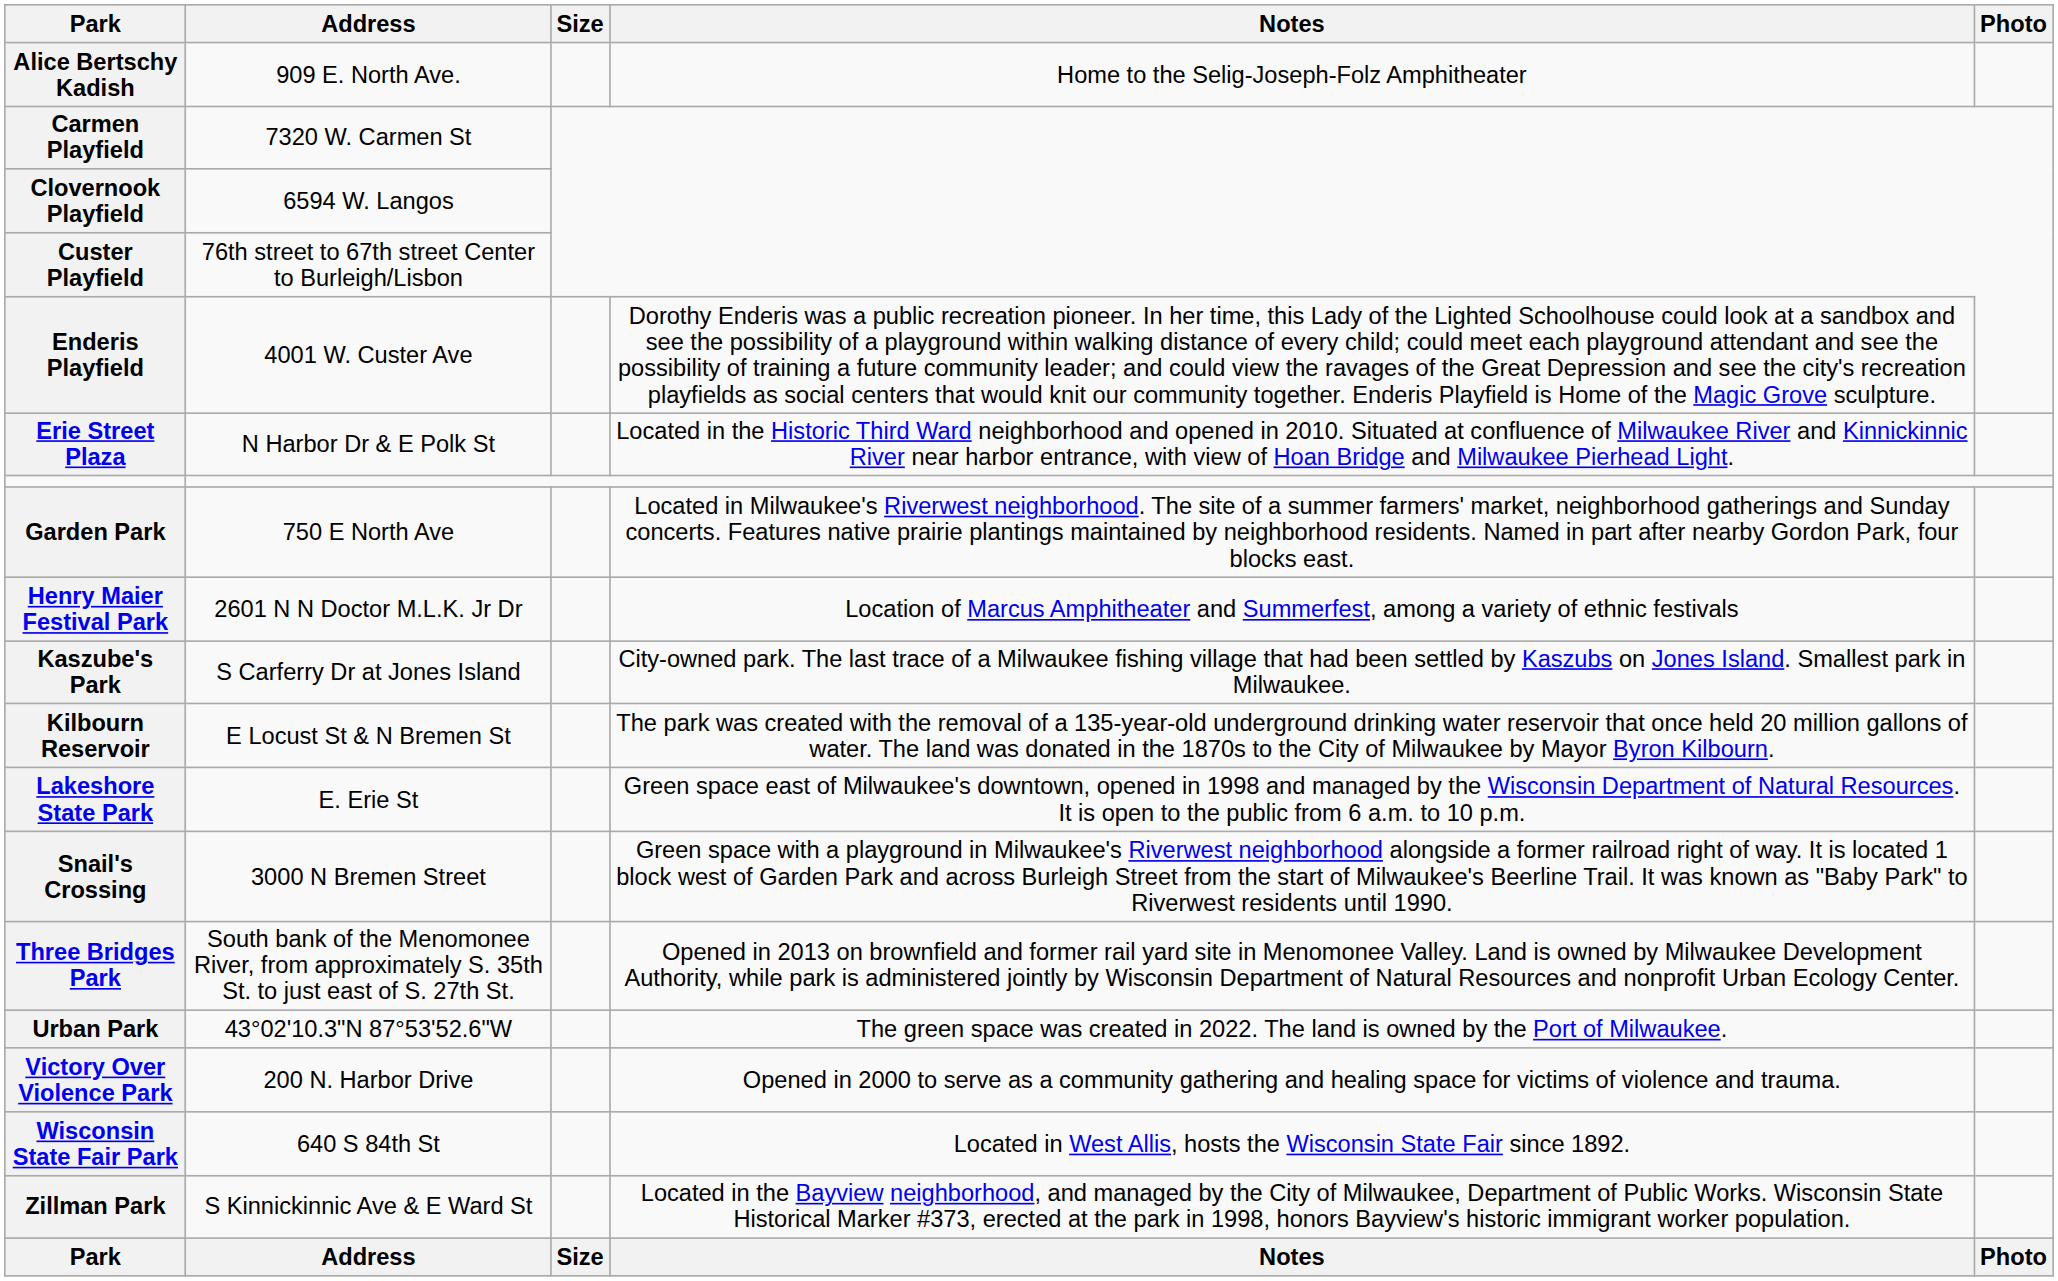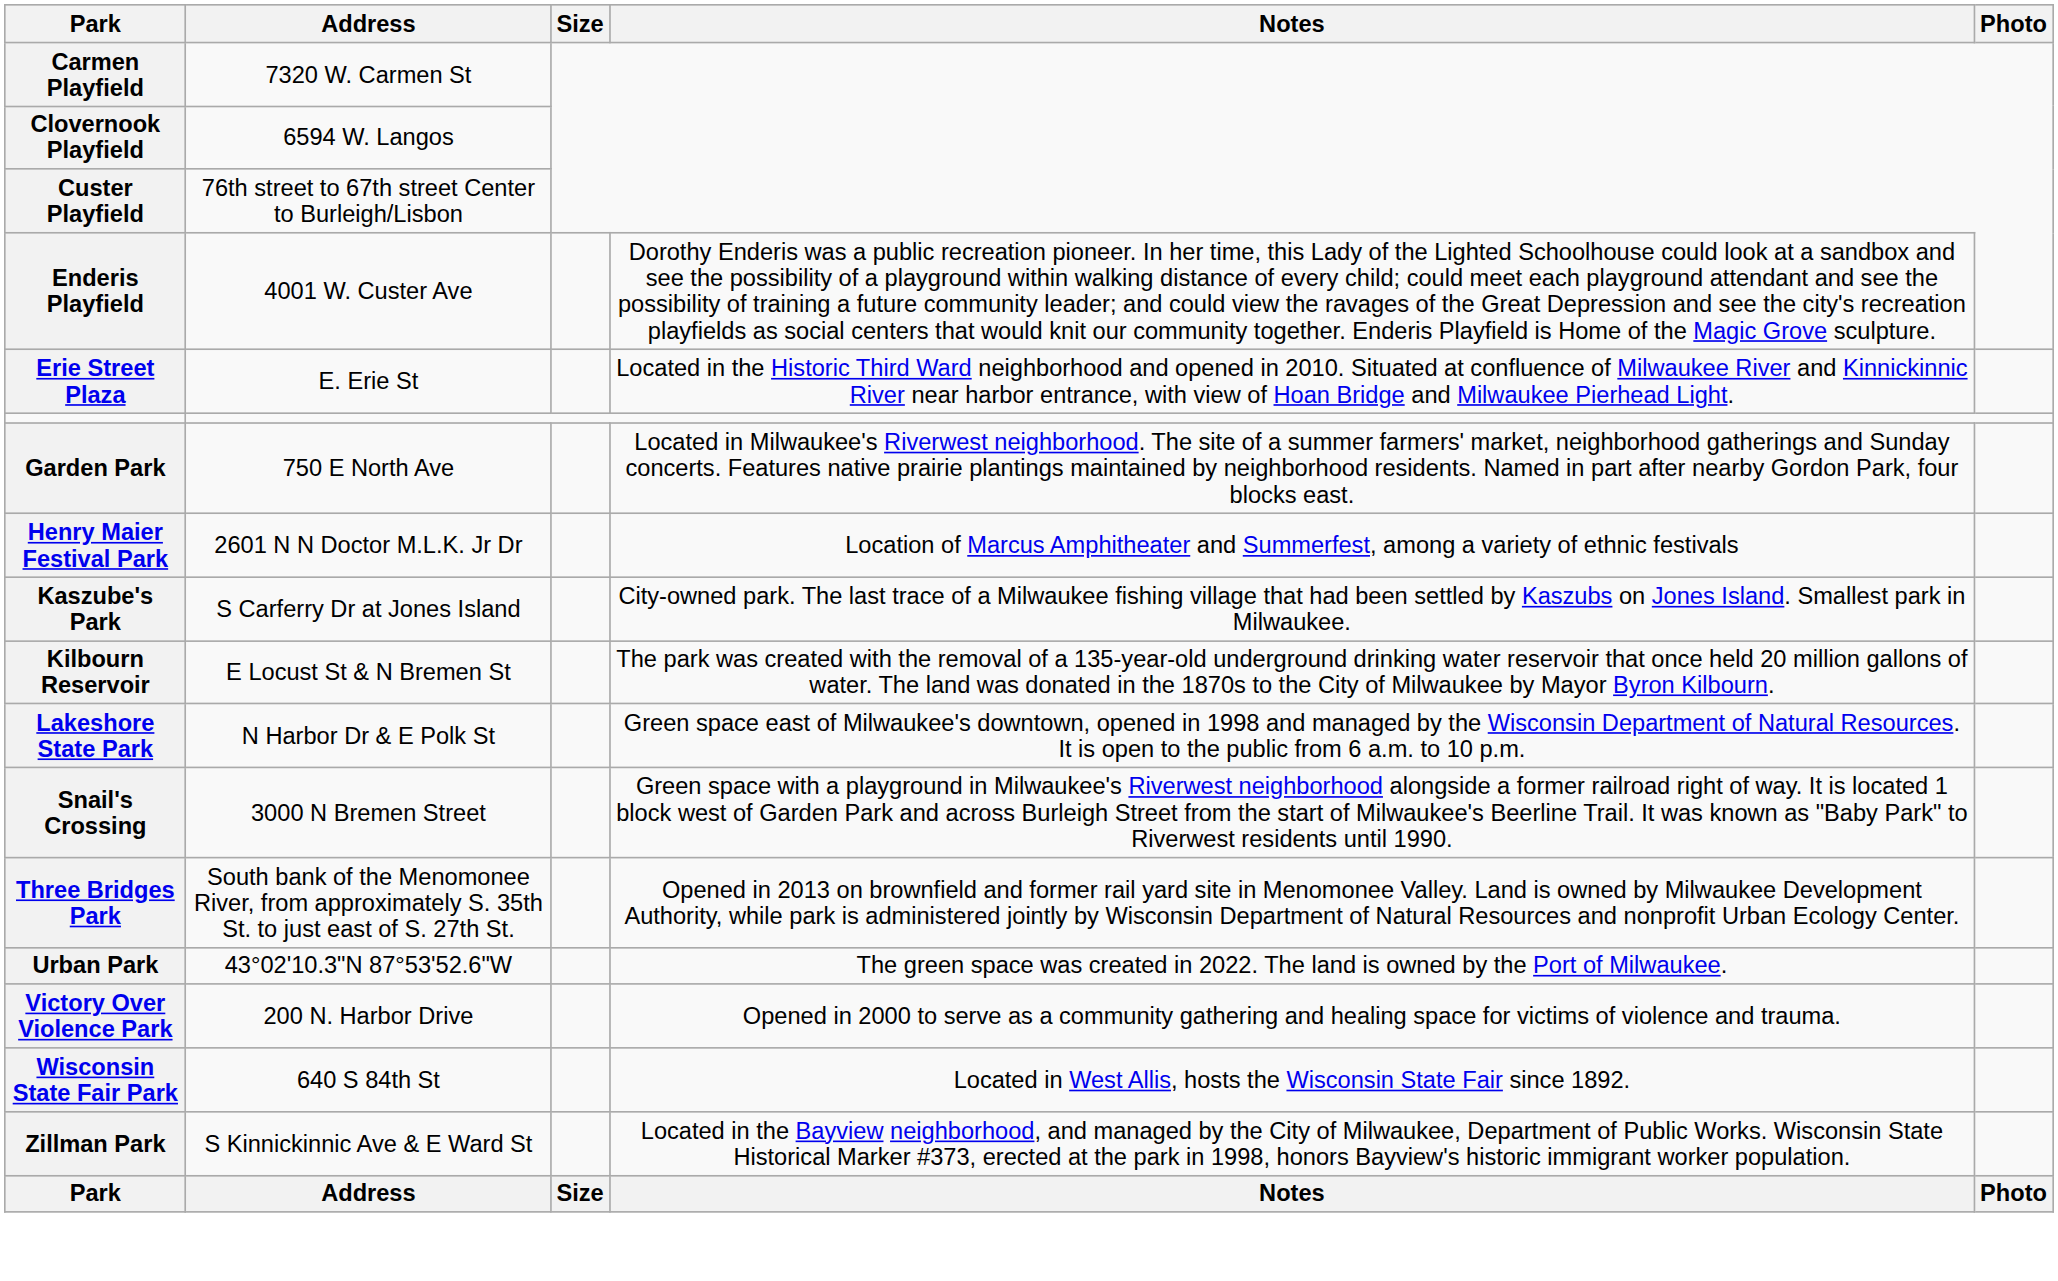- row: (95, 74)
(368, 445) N Harbor Dr & E Polk St -> (368, 381) E. Erie St
(368, 800) E. Erie St -> (368, 736) N Harbor Dr & E Polk St
